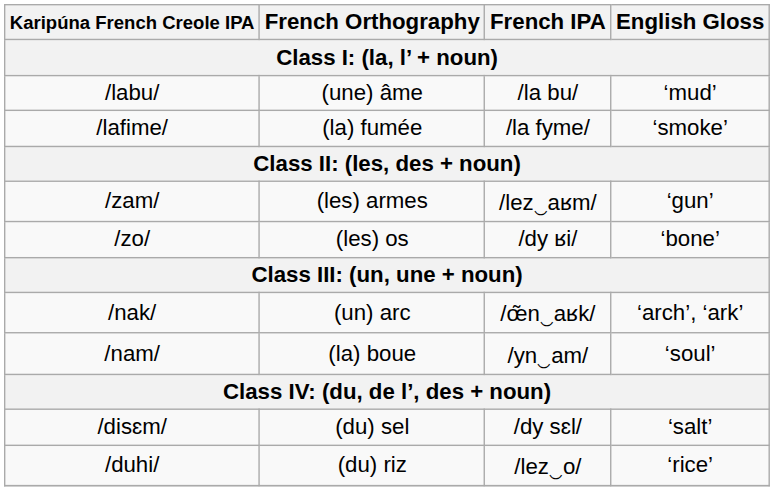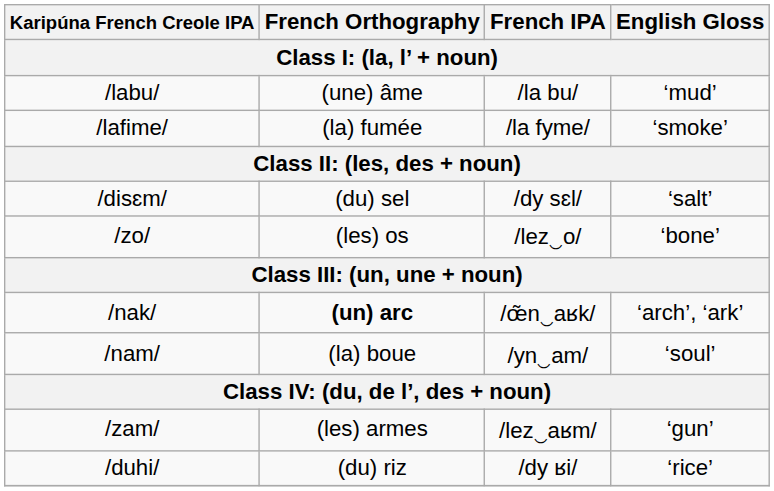rows swapped: (132, 201) <-> (132, 426)
(548, 239) /dy ʁi/ -> (548, 237) /lez‿o/
(372, 312) normal -> (372, 312) bold
(548, 466) /lez‿o/ -> (548, 467) /dy ʁi/
